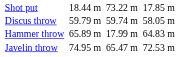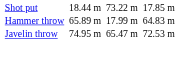- row: (31, 21)
